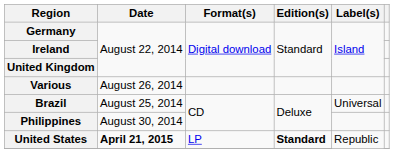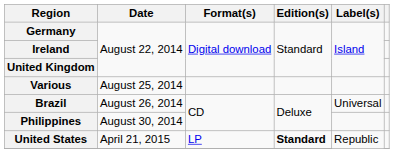(141, 85) August 26, 2014 -> (141, 85) August 25, 2014
(141, 103) August 25, 2014 -> (141, 103) August 26, 2014
(137, 139) bold -> (135, 139) normal
